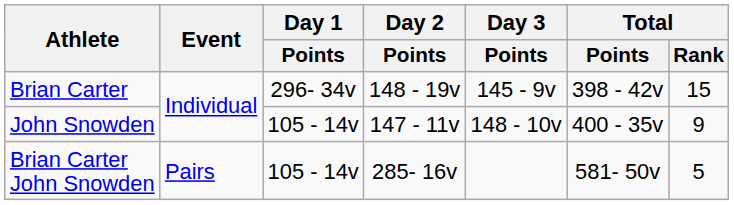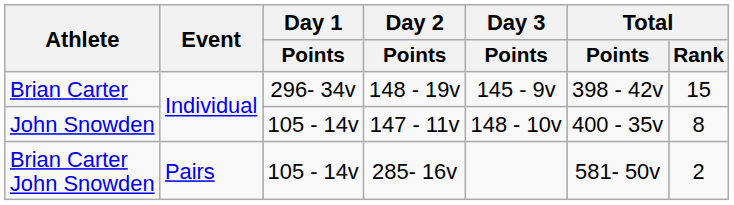(699, 124) 9 -> (699, 124) 8
(699, 171) 5 -> (699, 171) 2
